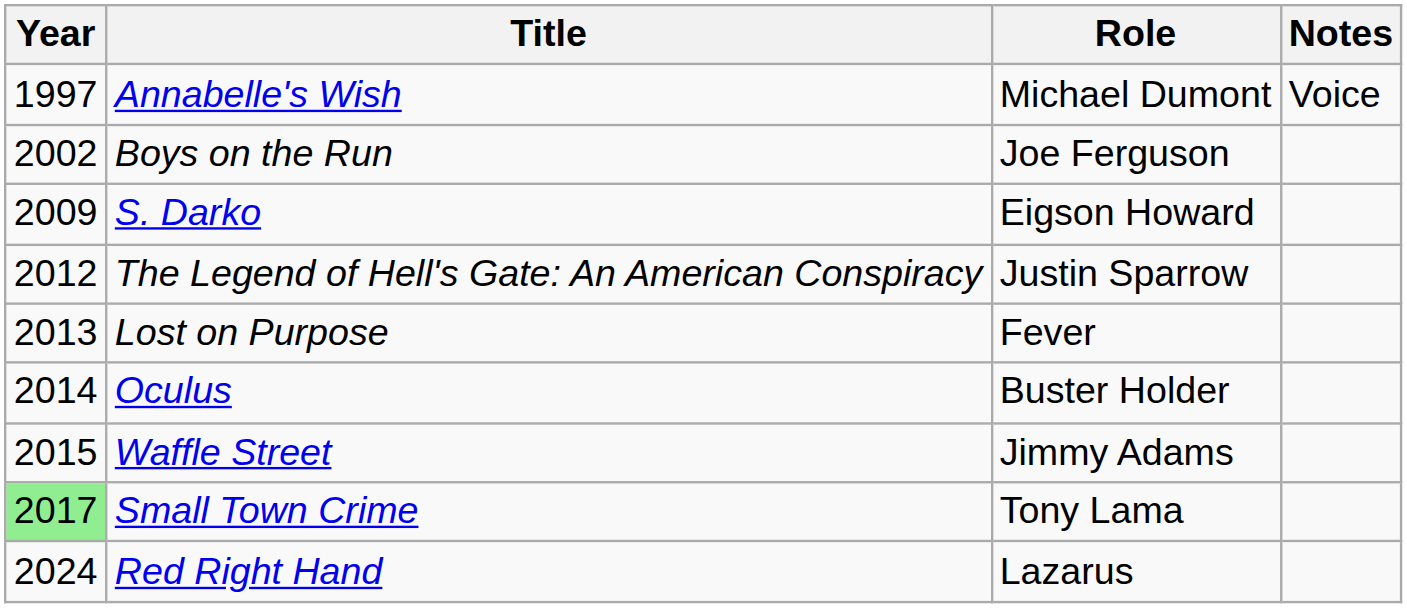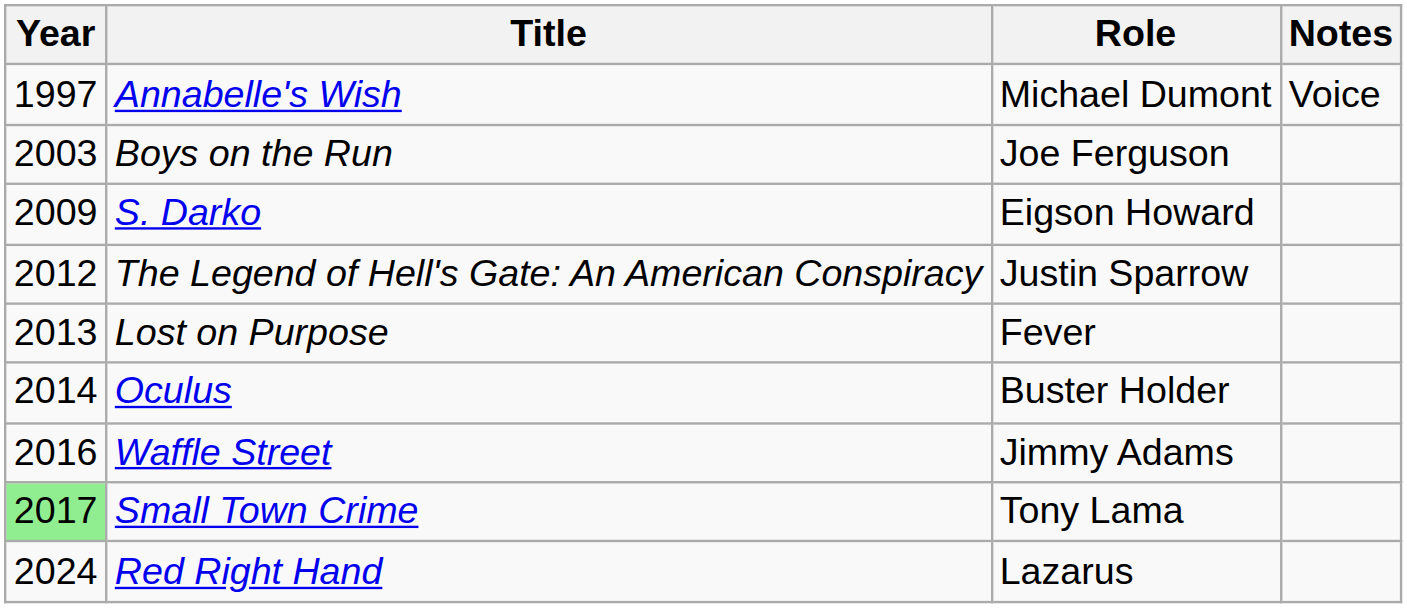(56, 153) 2002 -> (56, 153) 2003
(56, 451) 2015 -> (56, 451) 2016
